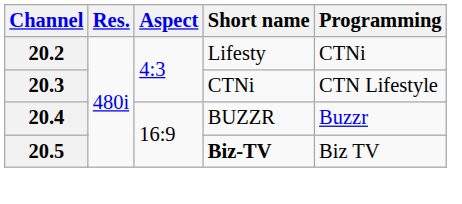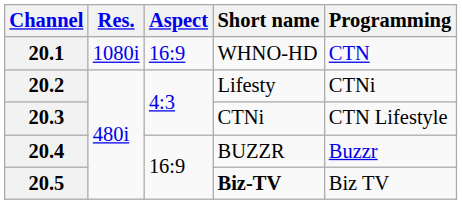+ row: (46, 53)
